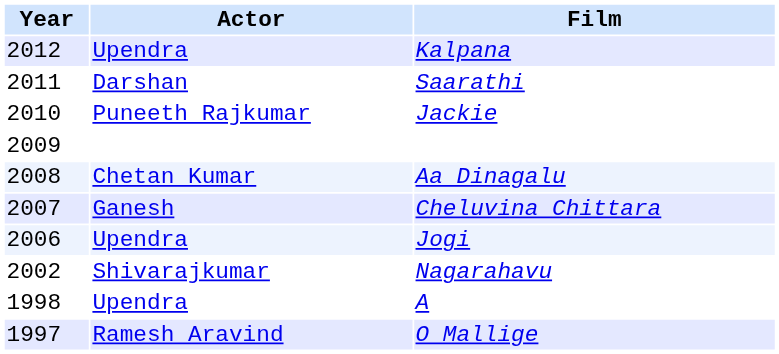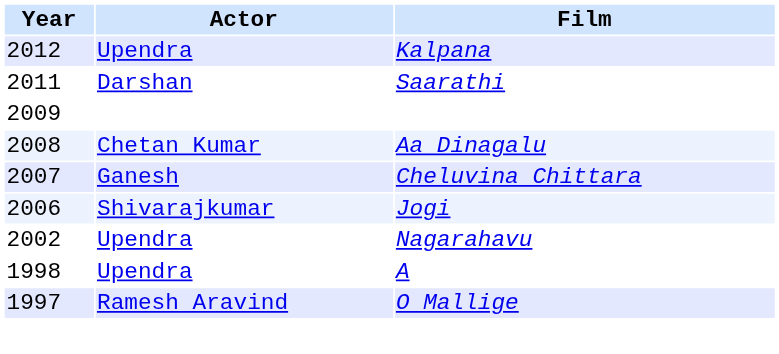- row: (34, 114)
(140, 240) Upendra -> (186, 209) Shivarajkumar
(181, 272) Shivarajkumar -> (145, 240) Upendra
